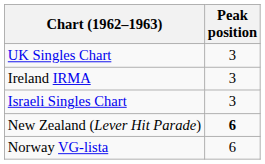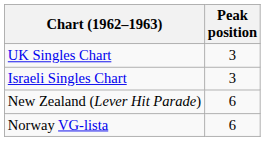- row: (49, 78)
(232, 124) bold -> (232, 101) normal
